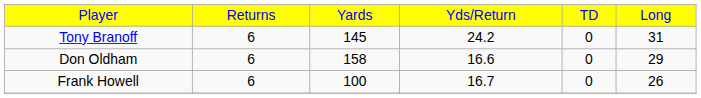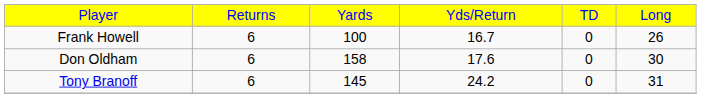rows swapped: (98, 37) <-> (98, 81)
(481, 59) 16.6 -> (481, 59) 17.6
(656, 59) 29 -> (656, 59) 30
